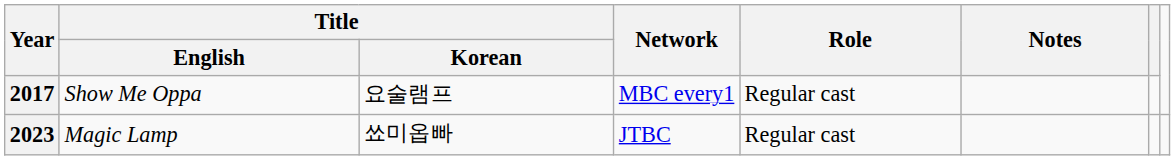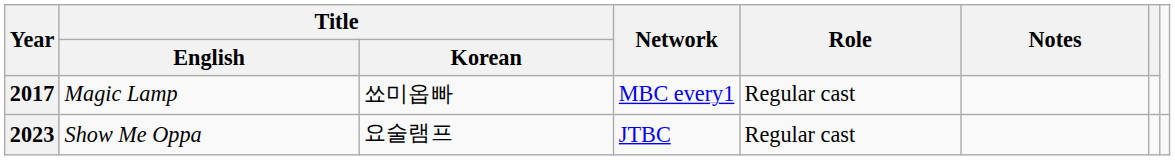(133, 94) Show Me Oppa -> (121, 94) Magic Lamp
(408, 94) 요술램프 -> (408, 94) 쑈미옵빠
(121, 134) Magic Lamp -> (133, 134) Show Me Oppa
(408, 133) 쑈미옵빠 -> (408, 133) 요술램프
